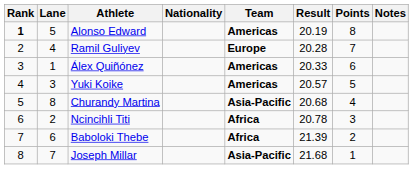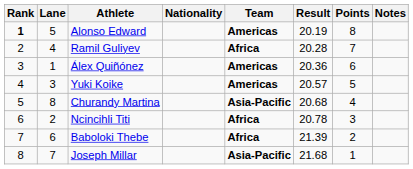(247, 48) Europe -> (243, 48) Africa
(313, 66) 20.33 -> (313, 66) 20.36
